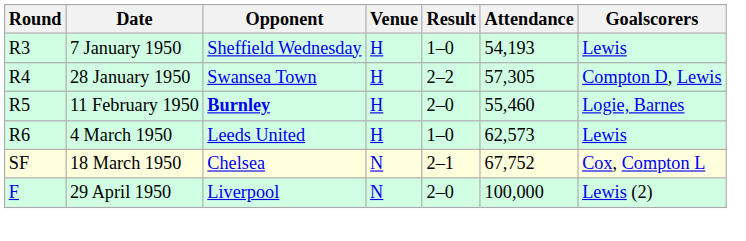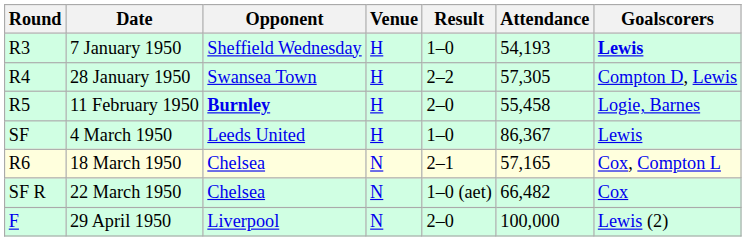(604, 47) normal -> (621, 47) bold
(510, 105) 55,460 -> (525, 105) 55,458
(19, 134) R6 -> (19, 134) SF
(510, 134) 62,573 -> (525, 134) 86,367
(19, 163) SF -> (19, 163) R6
(510, 163) 67,752 -> (525, 163) 57,165
+ row: (126, 192)
